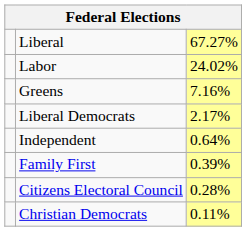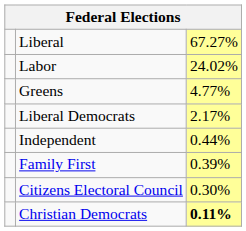(210, 91) 7.16% -> (210, 91) 4.77%
(210, 140) 0.64% -> (210, 140) 0.44%
(210, 189) 0.28% -> (210, 189) 0.30%
(210, 214) normal -> (211, 214) bold
